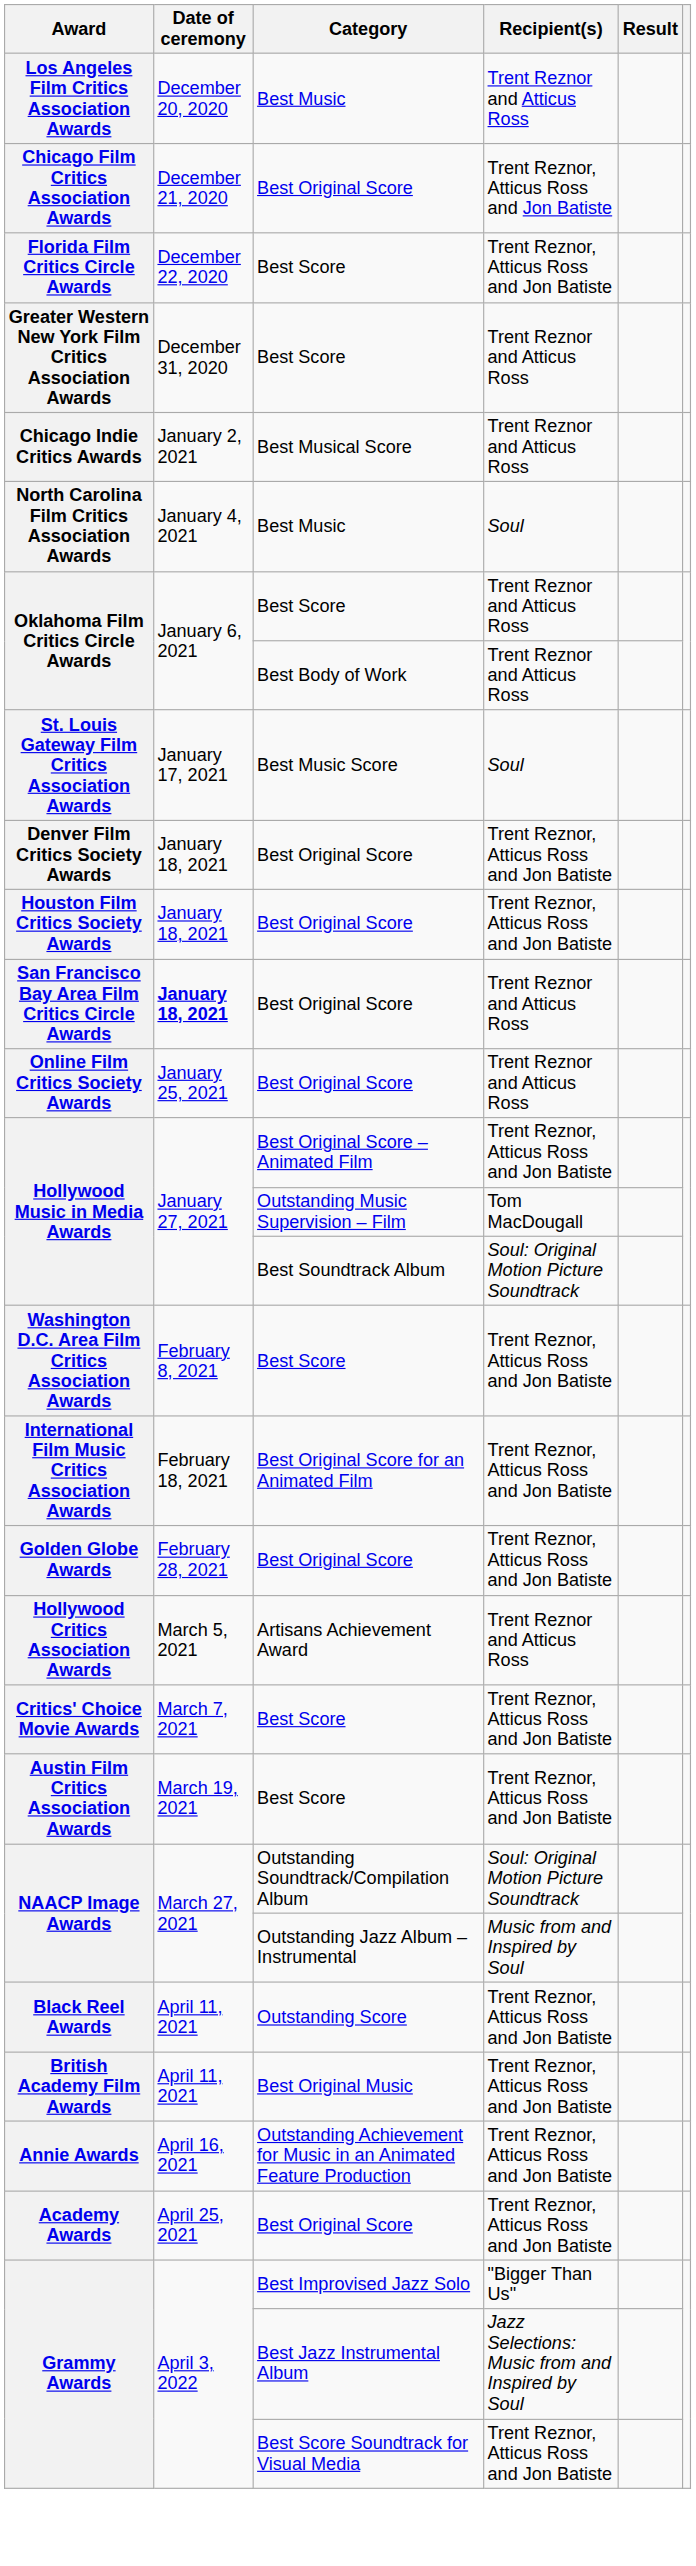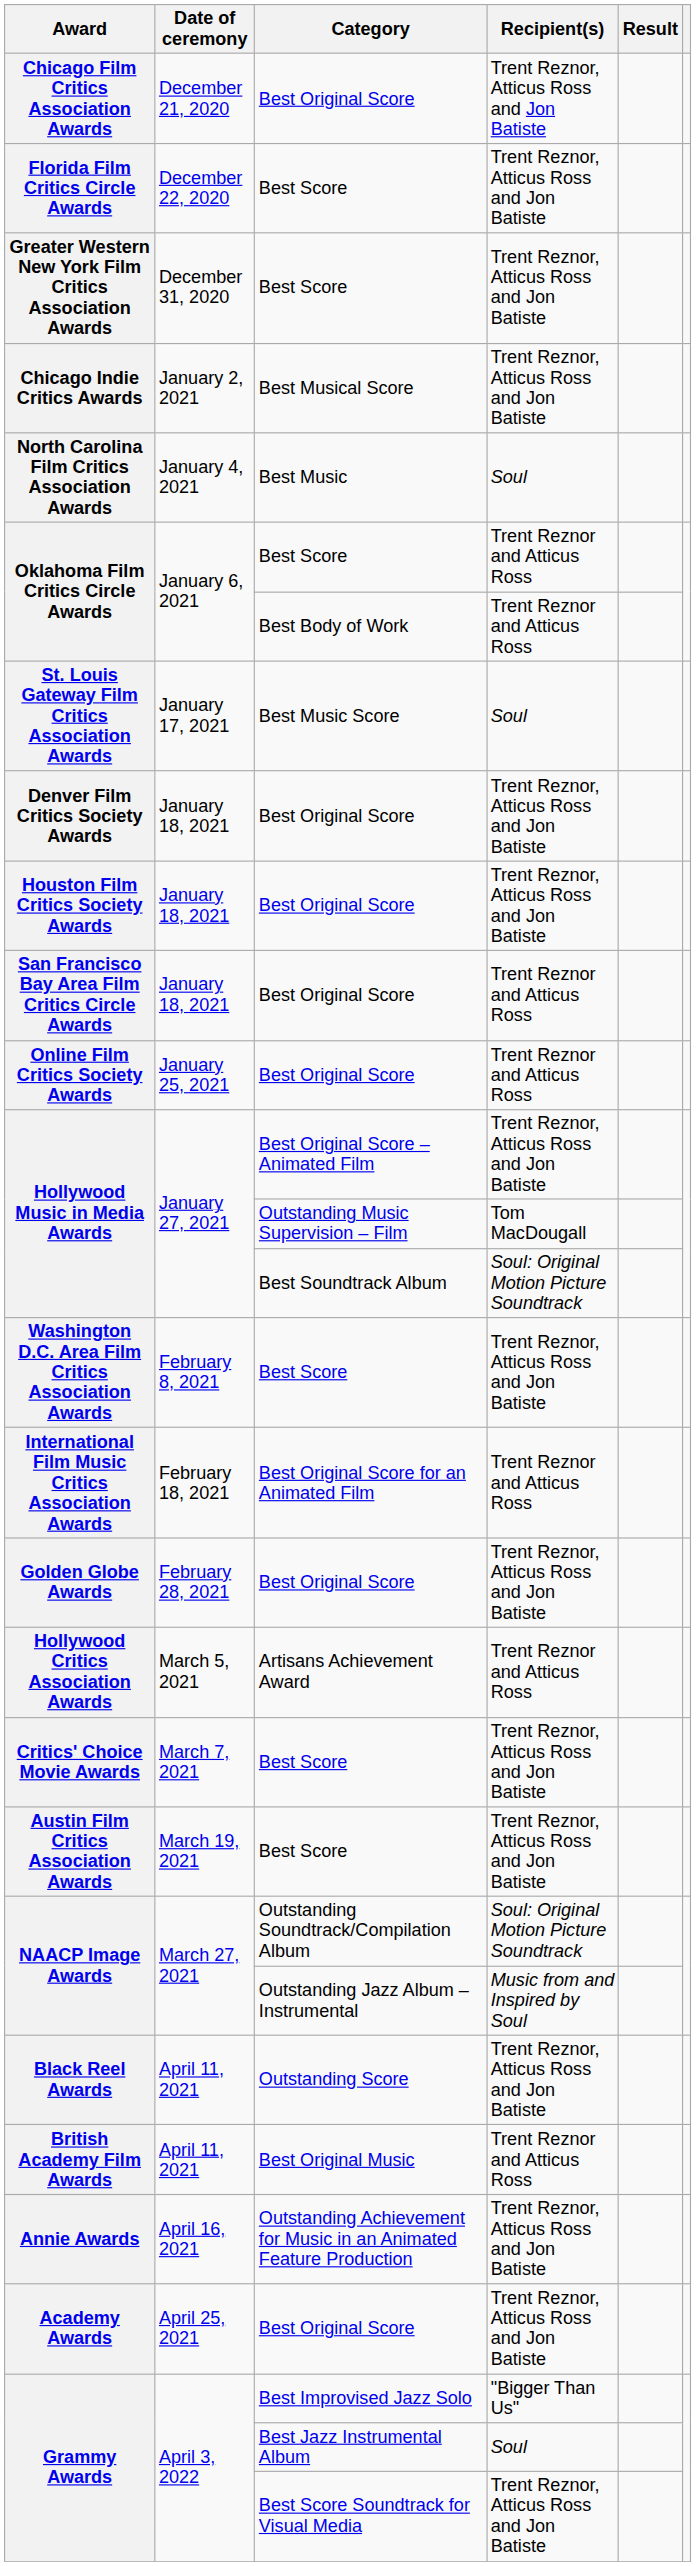- row: (79, 98)
(540, 357) Trent Reznor and Atticus Ross -> (545, 287) Trent Reznor, Atticus Ross and Jon Batiste
(540, 446) Trent Reznor and Atticus Ross -> (545, 387) Trent Reznor, Atticus Ross and Jon Batiste
(193, 1003) bold -> (194, 995) normal
(550, 1470) Trent Reznor, Atticus Ross and Jon Batiste -> (543, 1482) Trent Reznor and Atticus Ross
(550, 2086) Trent Reznor, Atticus Ross and Jon Batiste -> (543, 2159) Trent Reznor and Atticus Ross
(549, 2363) Jazz Selections: Music from and Inspired by Soul -> (509, 2447) Soul
